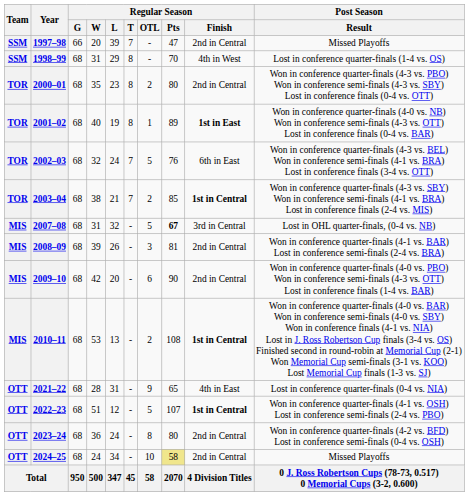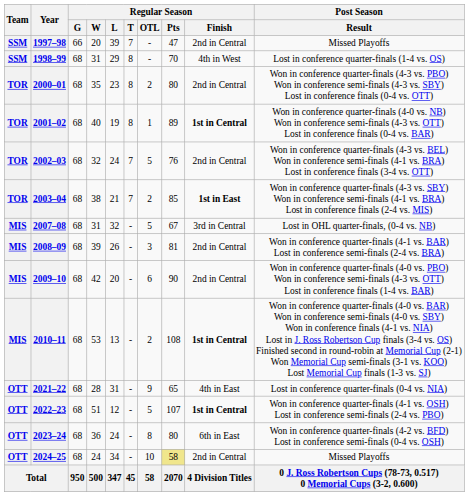(219, 123) 1st in East -> (219, 123) 1st in Central
(219, 161) 6th in East -> (219, 161) 2nd in Central
(219, 199) 1st in Central -> (219, 199) 1st in East
(173, 226) bold -> (173, 226) normal
(219, 436) 2nd in Central -> (219, 436) 6th in East
